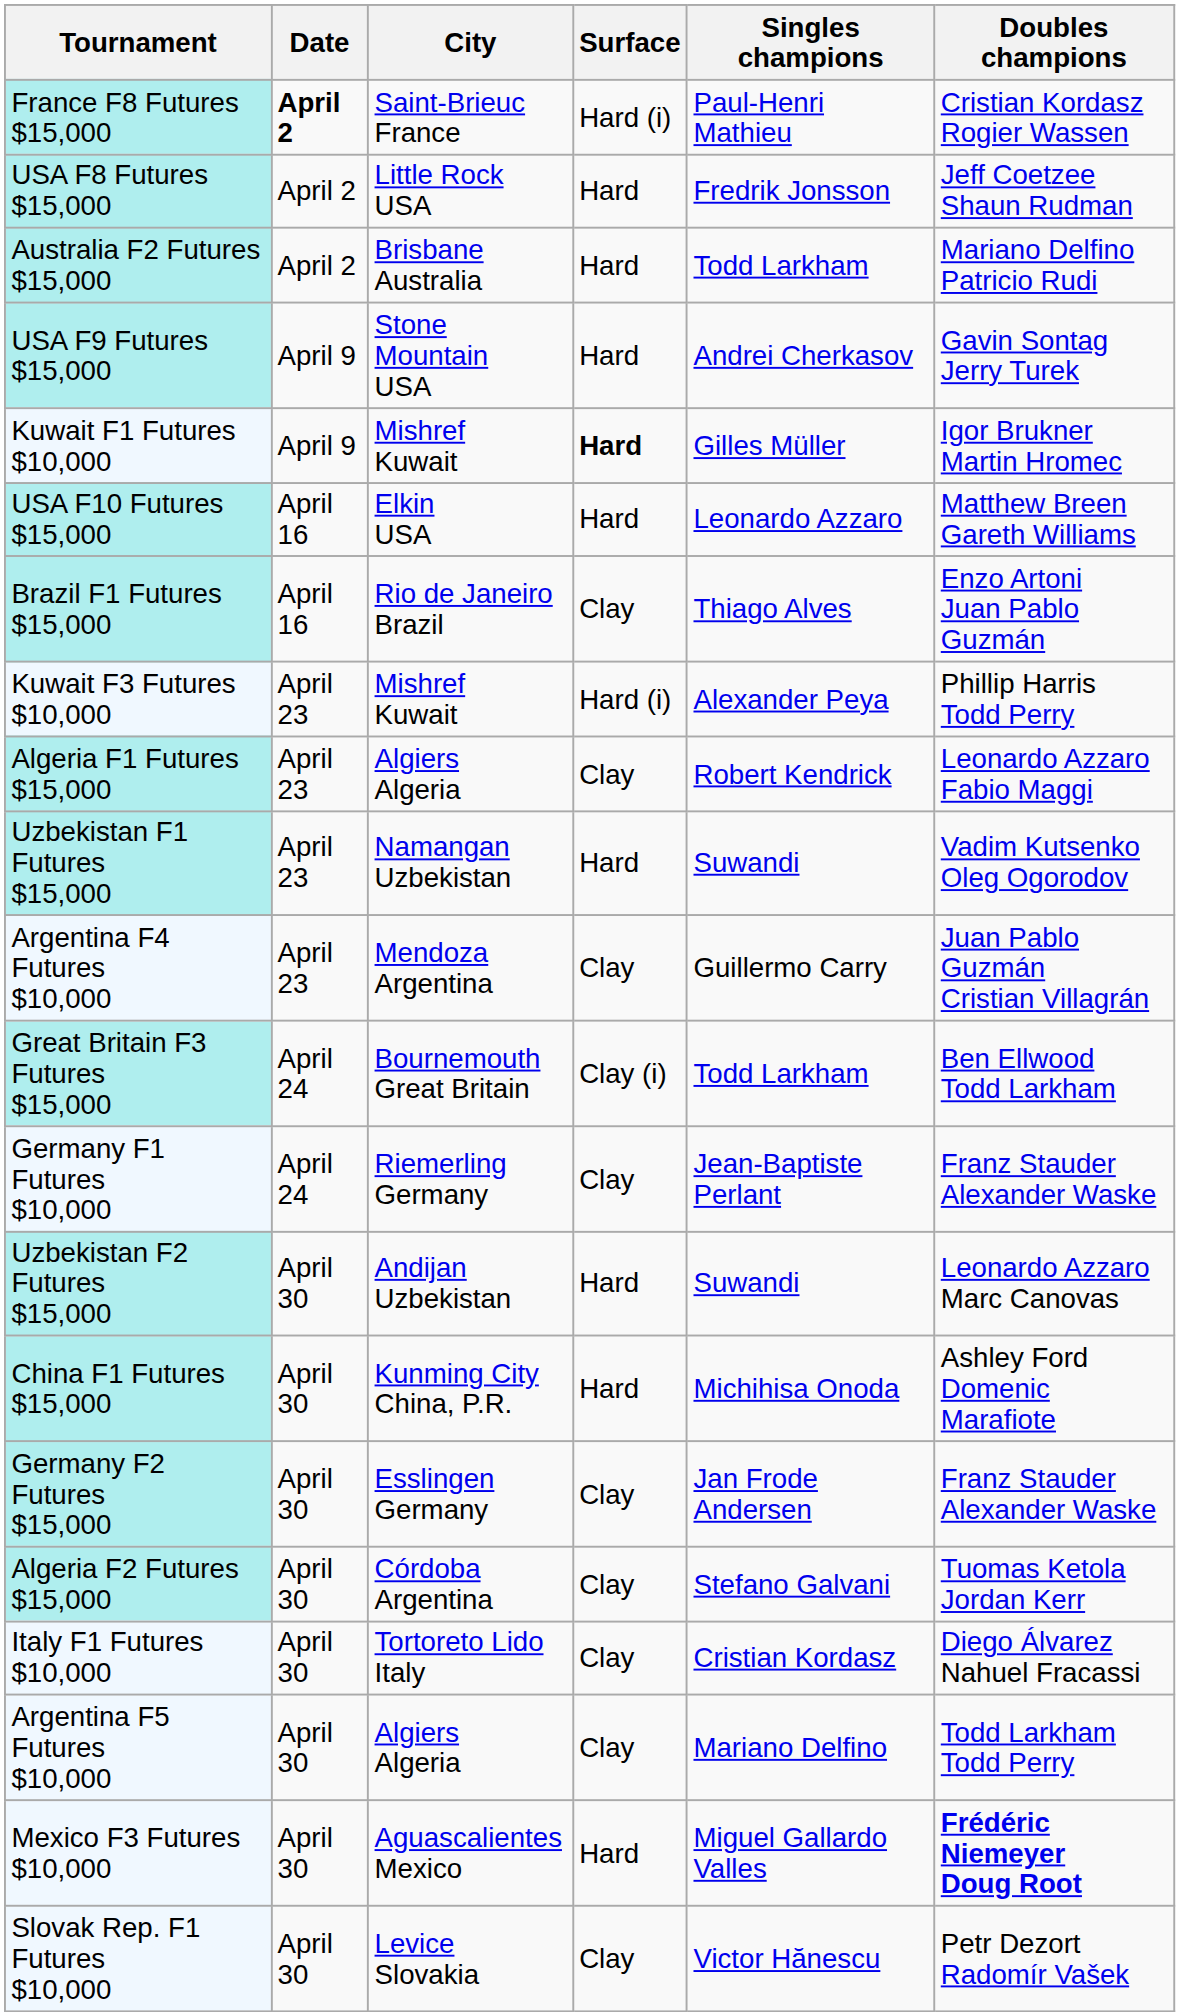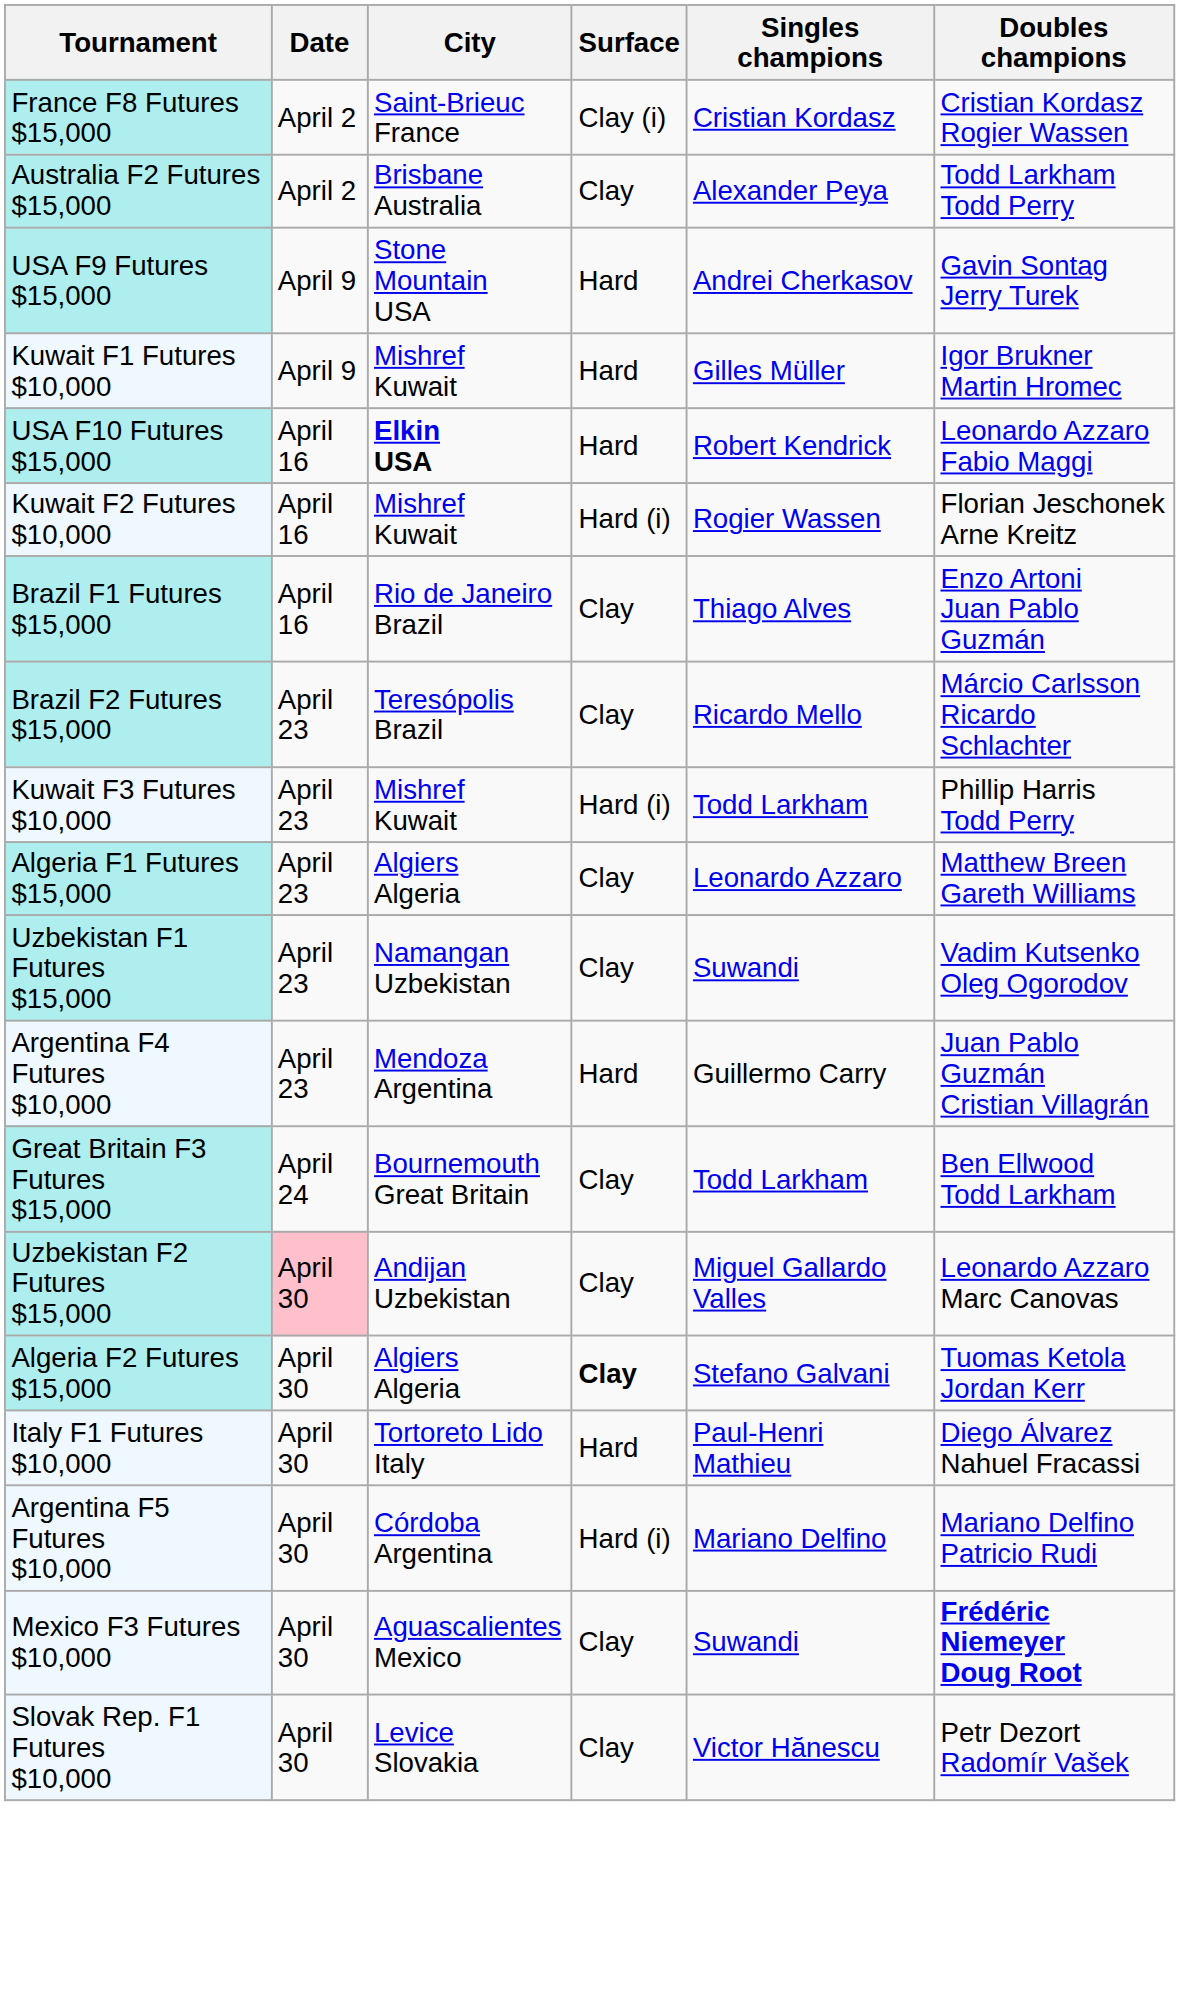(309, 117) bold -> (317, 117) normal
(625, 117) Hard (i) -> (622, 117) Clay (i)
(759, 117) Paul-Henri Mathieu -> (794, 117) Cristian Kordasz
- row: (110, 191)
(609, 266) Hard -> (606, 191) Clay
(781, 266) Todd Larkham -> (790, 191) Alexander Peya
(1038, 266) Mariano Delfino Patricio Rudi -> (1028, 191) Todd Larkham Todd Perry
(611, 445) bold -> (609, 371) normal
(405, 520) normal -> (407, 445) bold
(798, 520) Leonardo Azzaro -> (792, 445) Robert Kendrick
(1038, 520) Matthew Breen Gareth Williams -> (1045, 445) Leonardo Azzaro Fabio Maggi
+ row: (124, 520)
+ row: (117, 715)
(791, 699) Alexander Peya -> (780, 804) Todd Larkham
(793, 774) Robert Kendrick -> (797, 879) Leonardo Azzaro
(1045, 774) Leonardo Azzaro Fabio Maggi -> (1038, 879) Matthew Breen Gareth Williams
(609, 863) Hard -> (606, 968) Clay
(607, 968) Clay -> (609, 1074) Hard
(623, 1074) Clay (i) -> (606, 1179) Clay
- row: (88, 1179)
(305, 1284) no background -> (305, 1284) pink background
(609, 1284) Hard -> (606, 1284) Clay
(746, 1284) Suwandi -> (790, 1284) Miguel Gallardo Valles
- row: (118, 1389)
- row: (88, 1494)
(434, 1584) Córdoba Argentina -> (417, 1374) Algiers Algeria
(607, 1584) normal -> (608, 1374) bold
(607, 1658) Clay -> (609, 1448) Hard
(795, 1658) Cristian Kordasz -> (758, 1448) Paul-Henri Mathieu
(418, 1748) Algiers Algeria -> (433, 1538) Córdoba Argentina
(607, 1748) Clay -> (625, 1538) Hard (i)
(1028, 1748) Todd Larkham Todd Perry -> (1037, 1538) Mariano Delfino Patricio Rudi
(609, 1853) Hard -> (606, 1643) Clay
(790, 1853) Miguel Gallardo Valles -> (746, 1643) Suwandi
